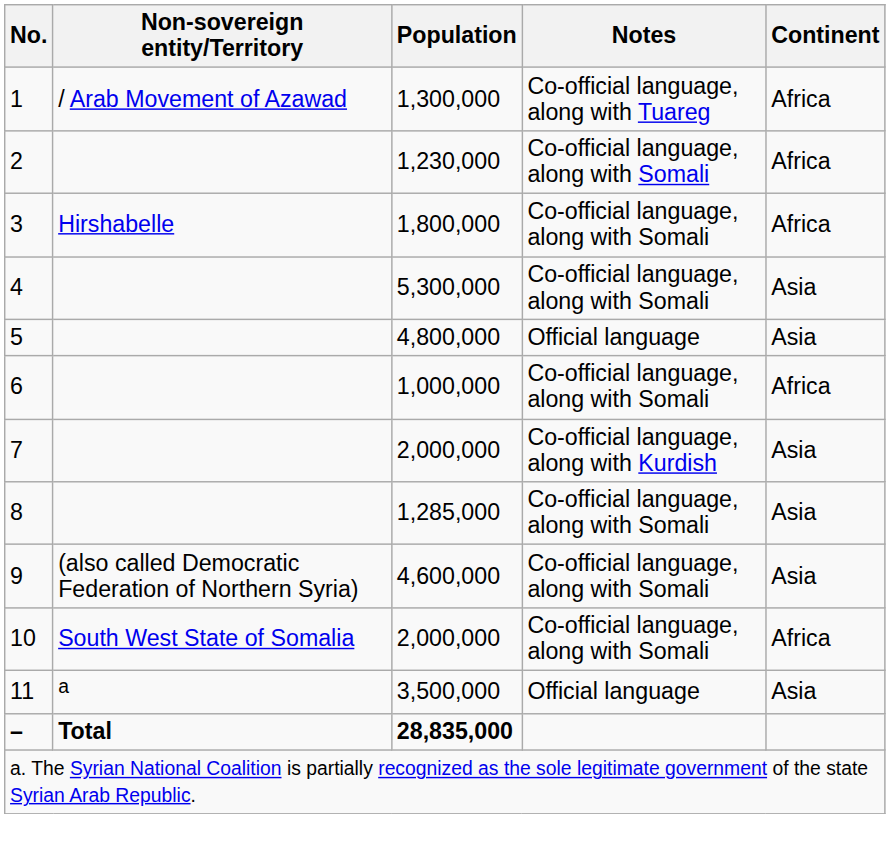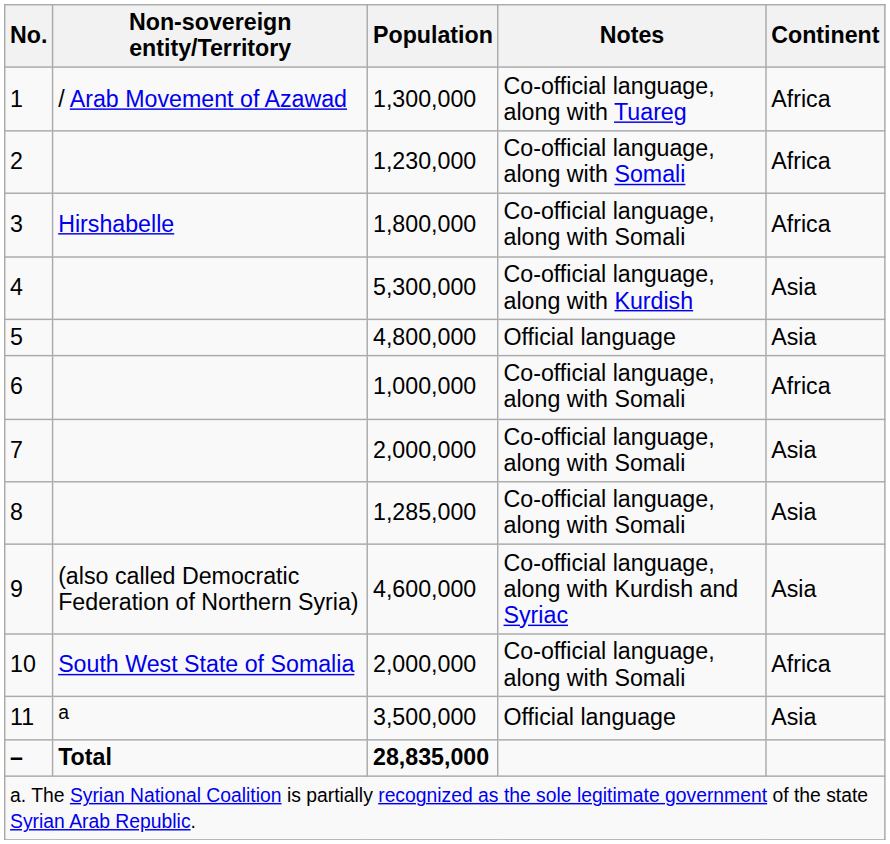(633, 287) Co-official language, along with Somali -> (609, 287) Co-official language, along with Kurdish
(633, 450) Co-official language, along with Kurdish -> (609, 450) Co-official language, along with Somali
(633, 575) Co-official language, along with Somali -> (621, 588) Co-official language, along with Kurdish and Syriac
